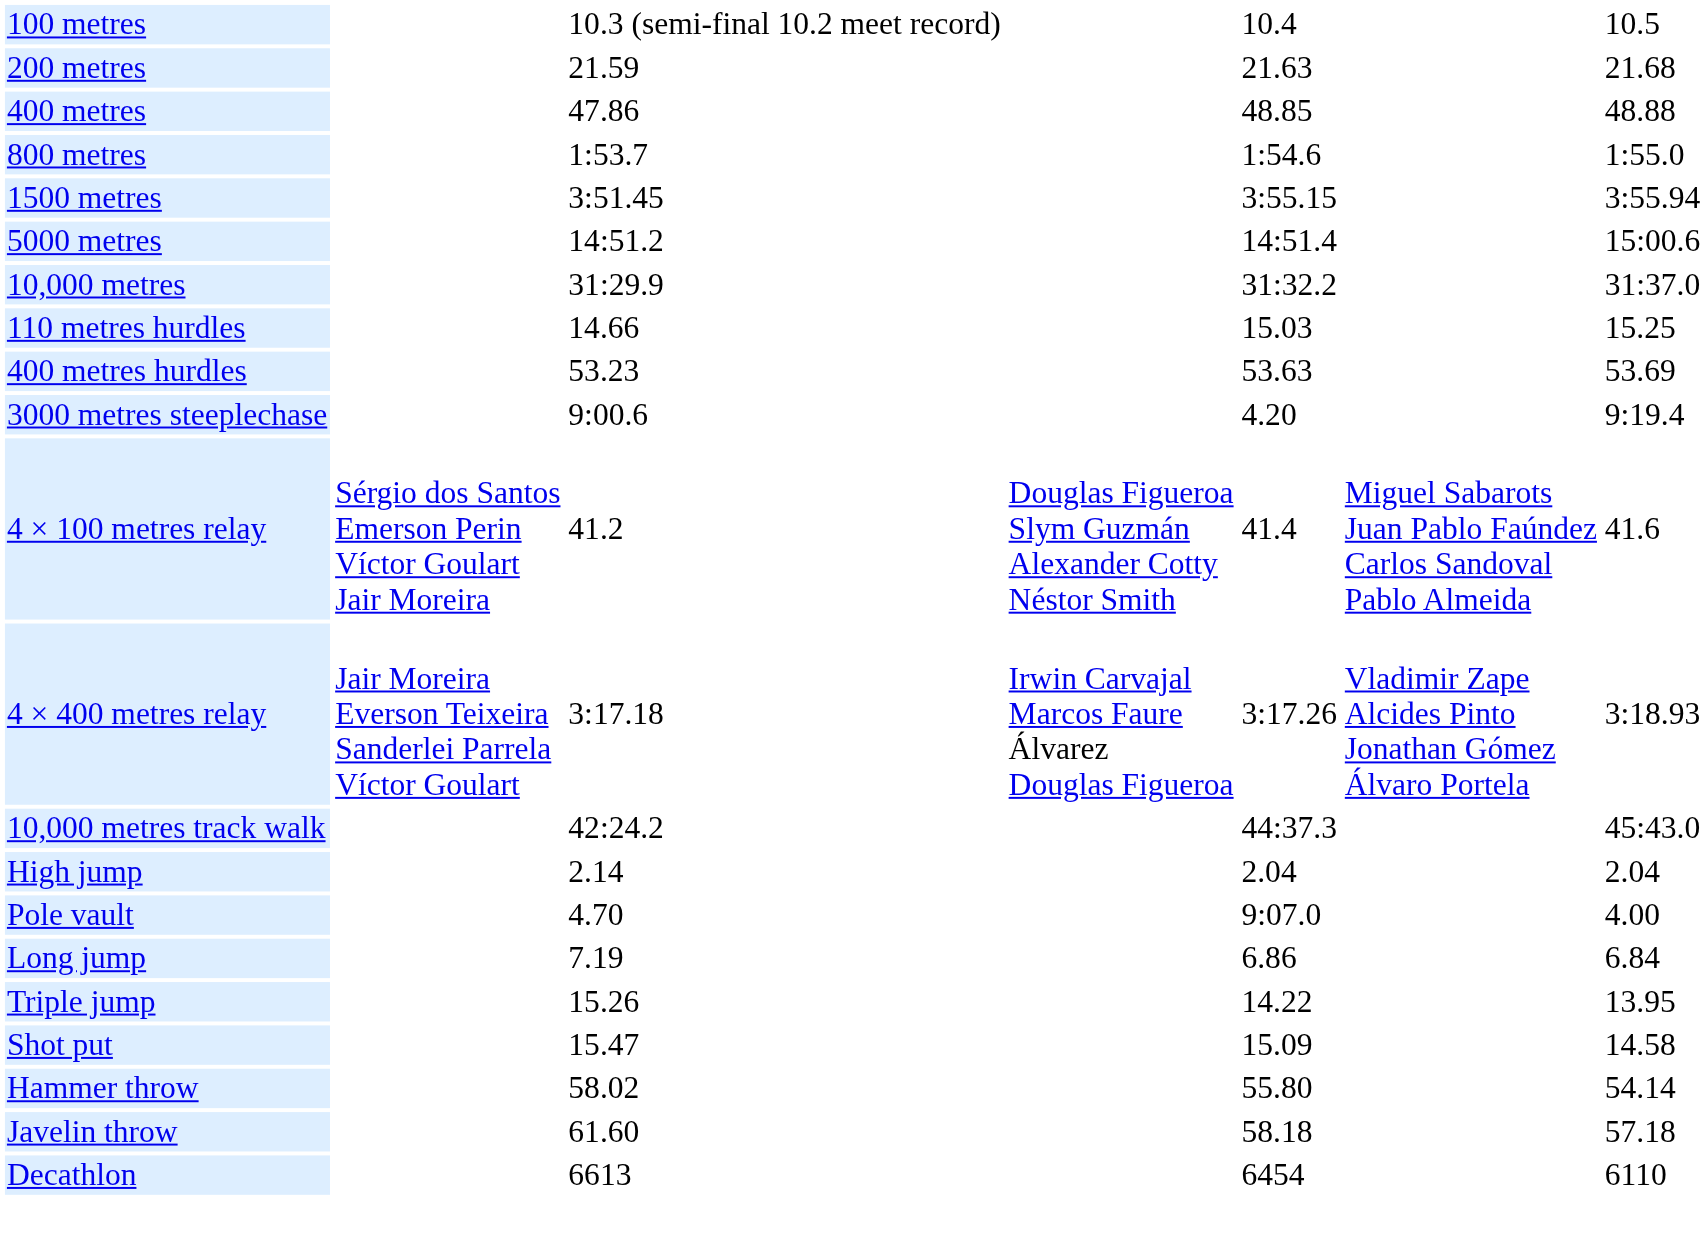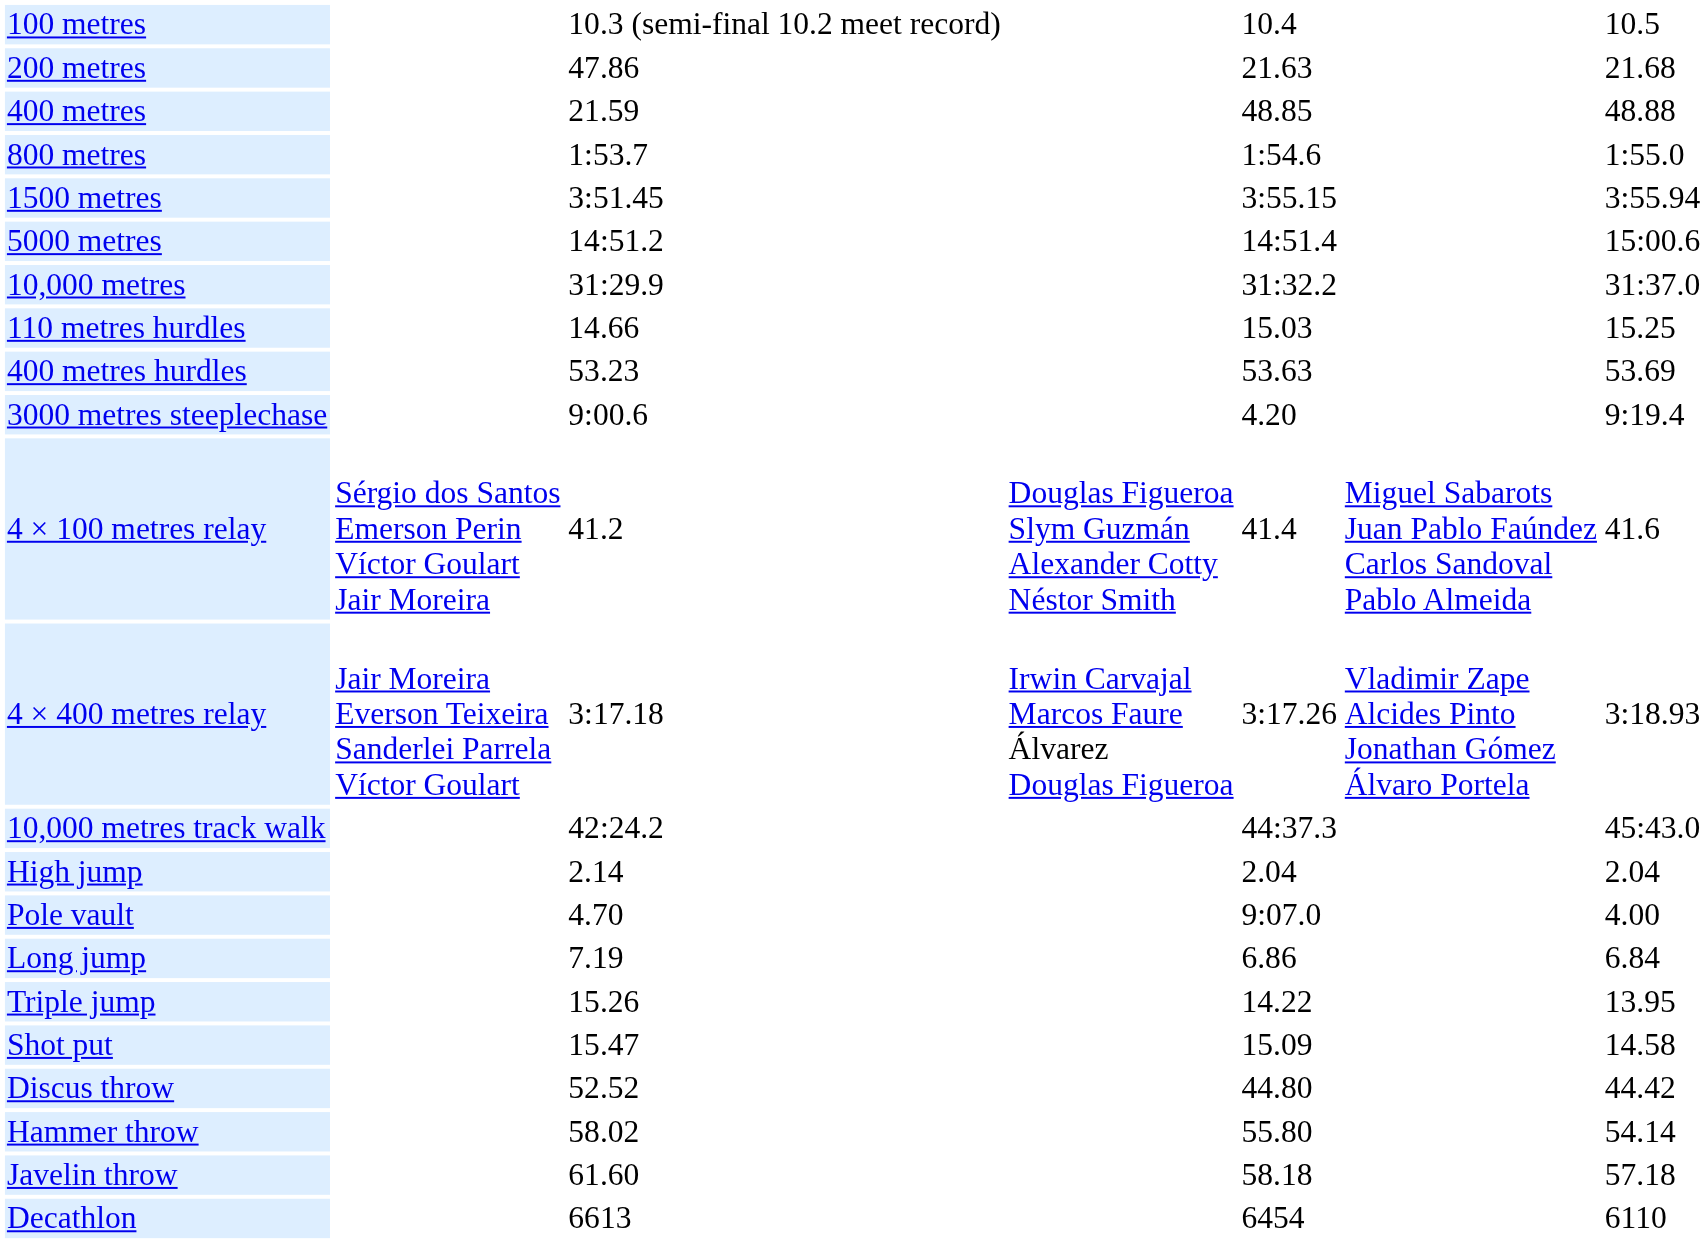(604, 67) 21.59 -> (604, 67) 47.86
(604, 110) 47.86 -> (604, 110) 21.59
+ row: (91, 1087)
